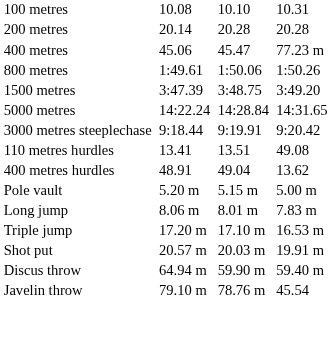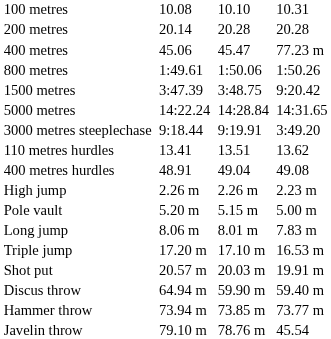(298, 90) 3:49.20 -> (298, 90) 9:20.42
(298, 130) 9:20.42 -> (298, 130) 3:49.20
(293, 150) 49.08 -> (293, 150) 13.62
(293, 170) 13.62 -> (293, 170) 49.08
+ row: (35, 190)
+ row: (48, 310)
